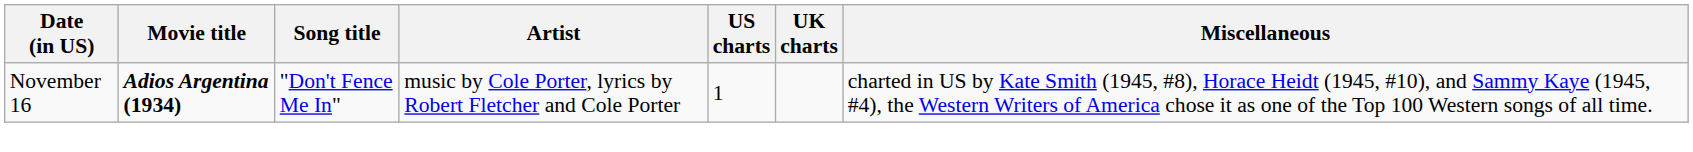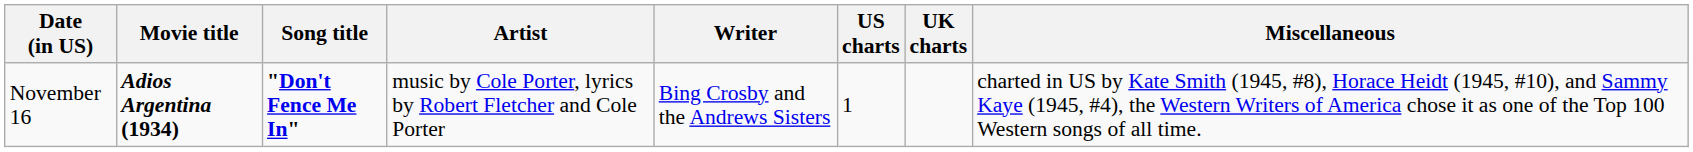+ column: (745, 33)
(336, 92) normal -> (312, 104) bold
